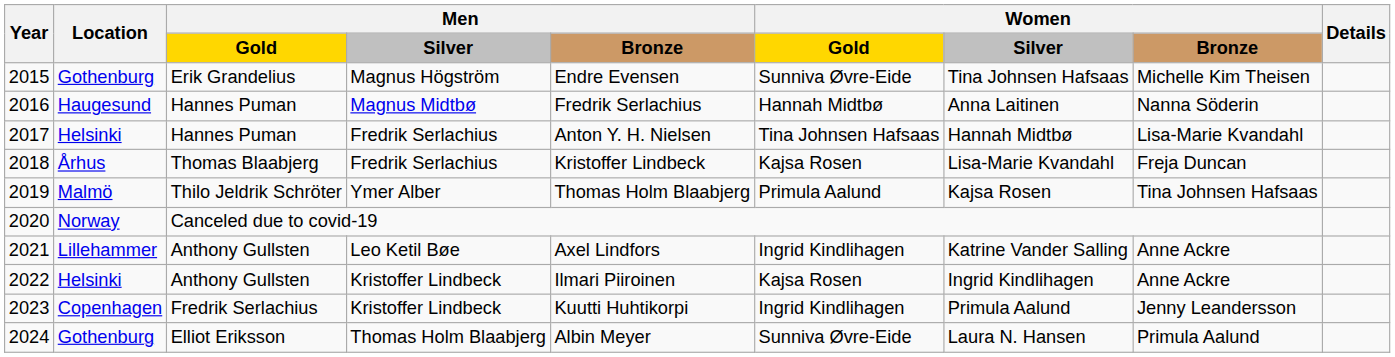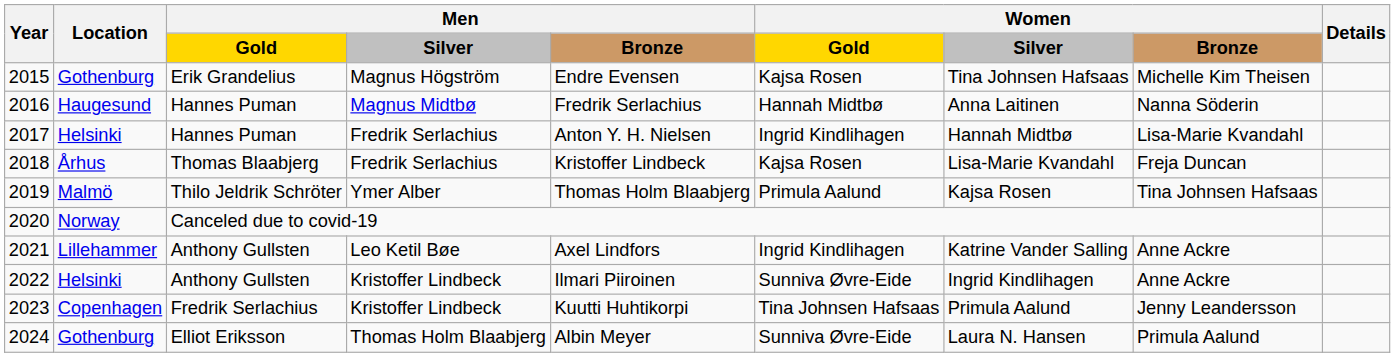(835, 76) Sunniva Øvre-Eide -> (810, 76) Kajsa Rosen
(849, 134) Tina Johnsen Hafsaas -> (831, 134) Ingrid Kindlihagen
(810, 279) Kajsa Rosen -> (835, 279) Sunniva Øvre-Eide
(831, 308) Ingrid Kindlihagen -> (849, 308) Tina Johnsen Hafsaas
